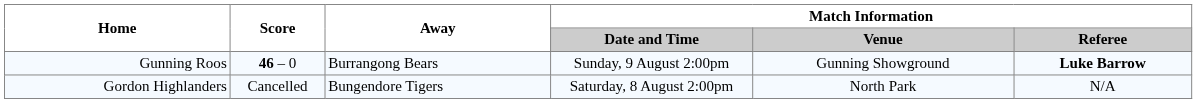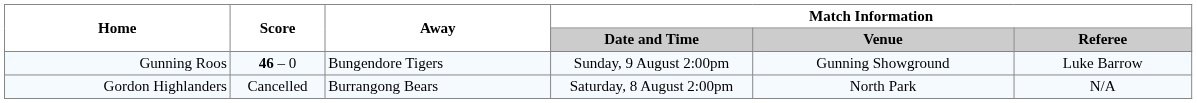(383, 63) Burrangong Bears -> (386, 63) Bungendore Tigers
(1103, 63) bold -> (1103, 63) normal
(386, 86) Bungendore Tigers -> (383, 86) Burrangong Bears
